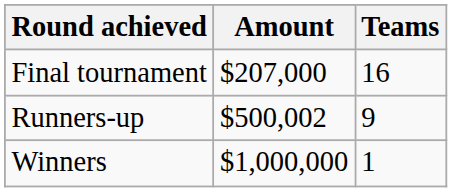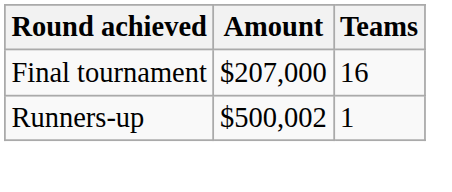(368, 117) 9 -> (347, 117) 1
- row: (59, 162)
